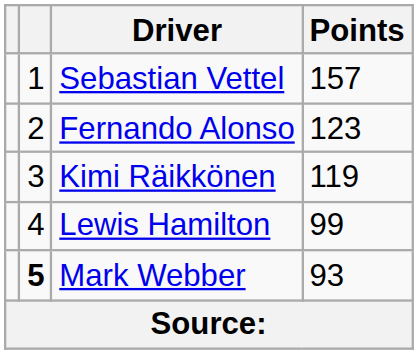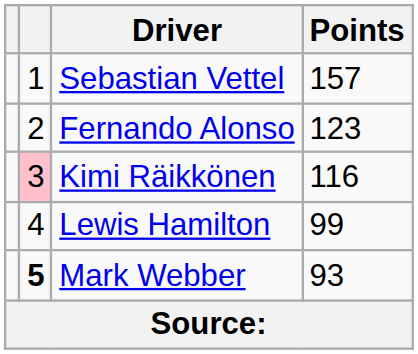(36, 177) no background -> (36, 177) pink background
(334, 177) 119 -> (334, 177) 116
